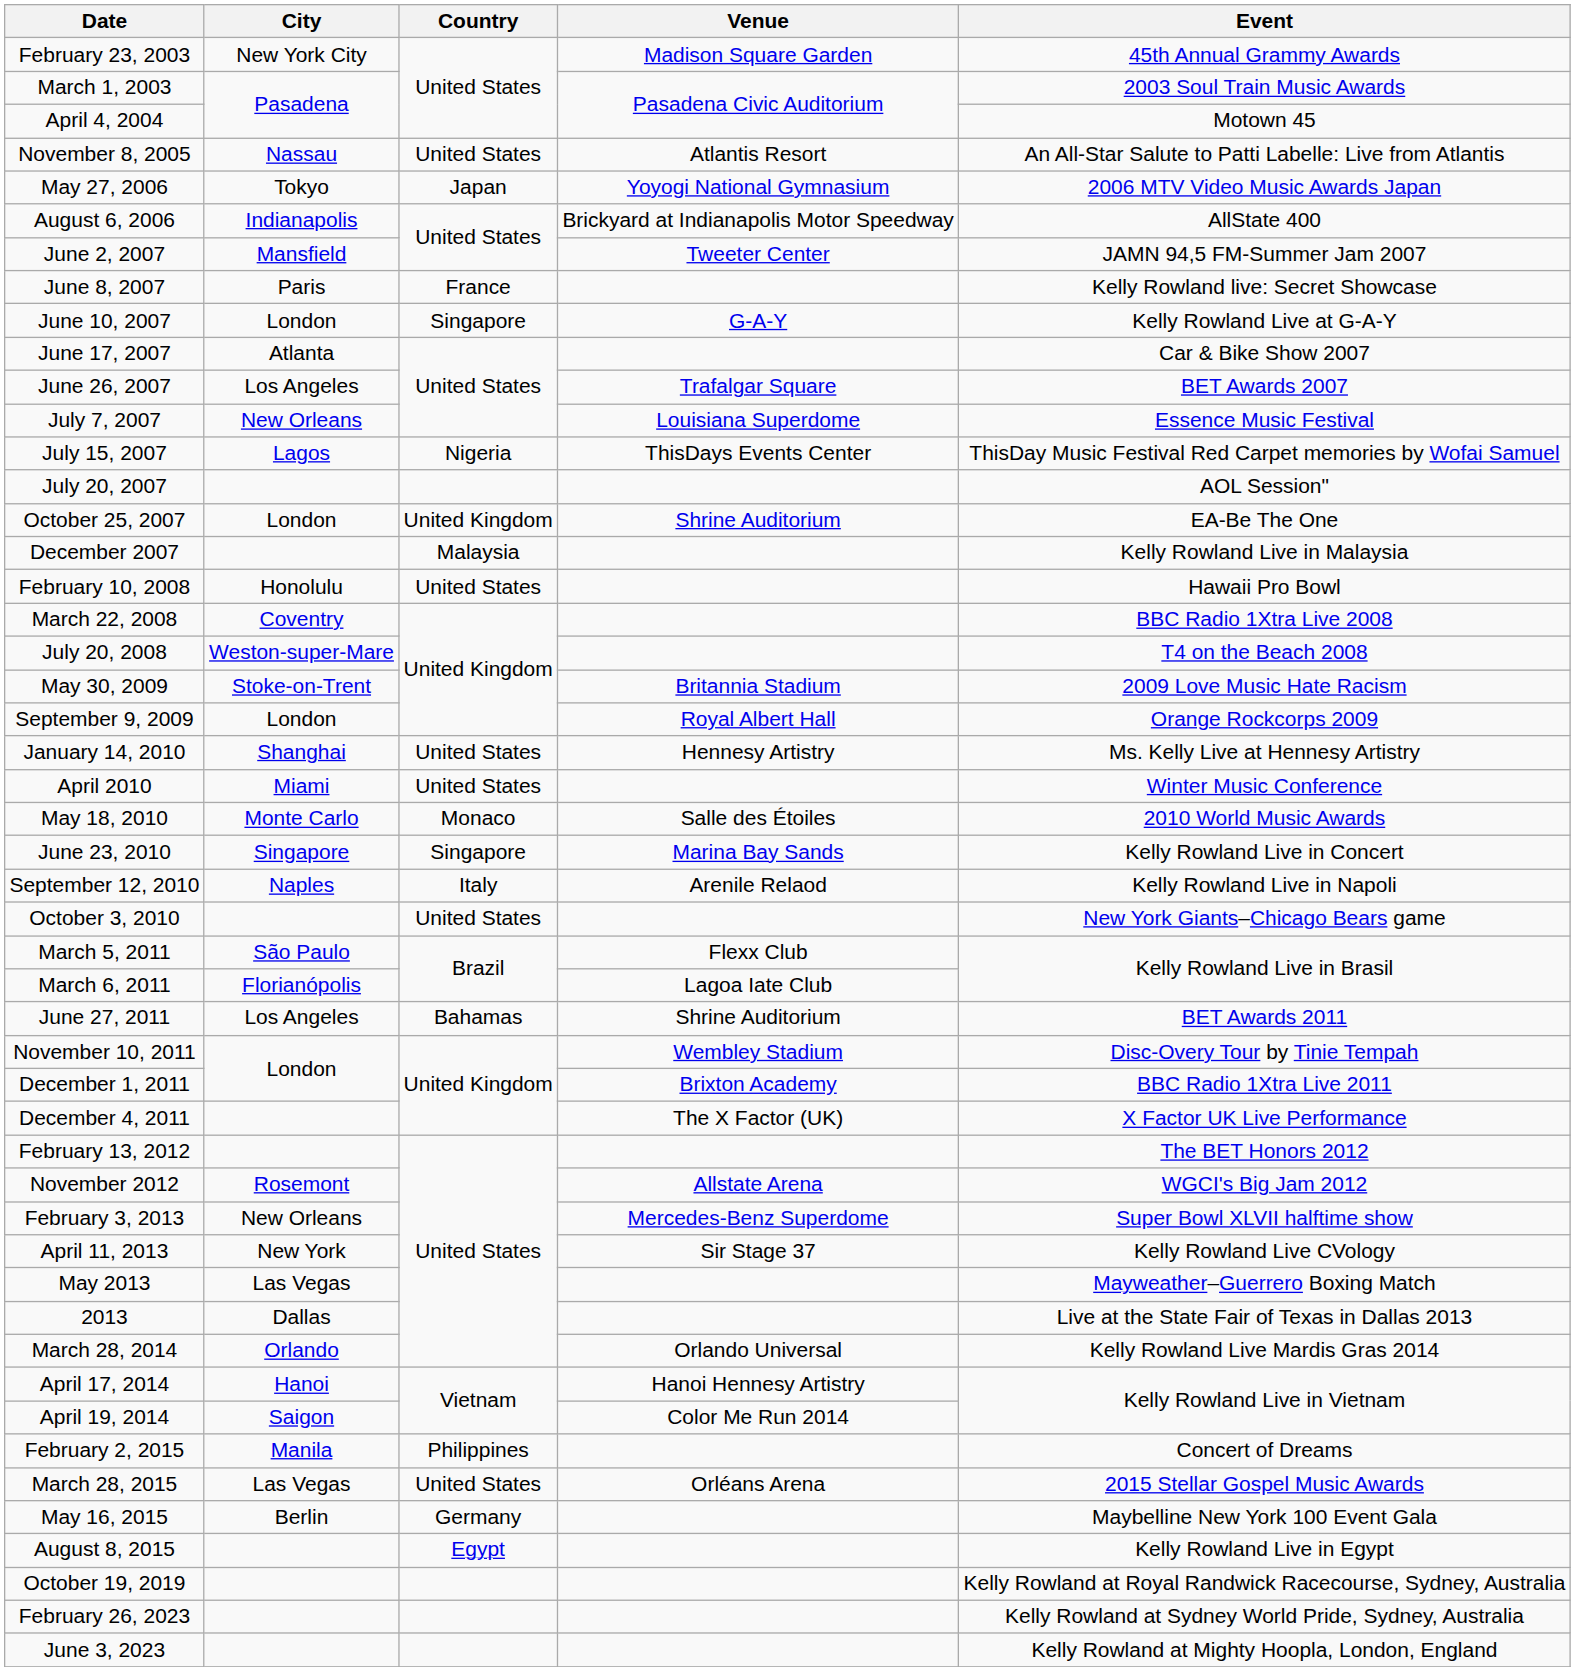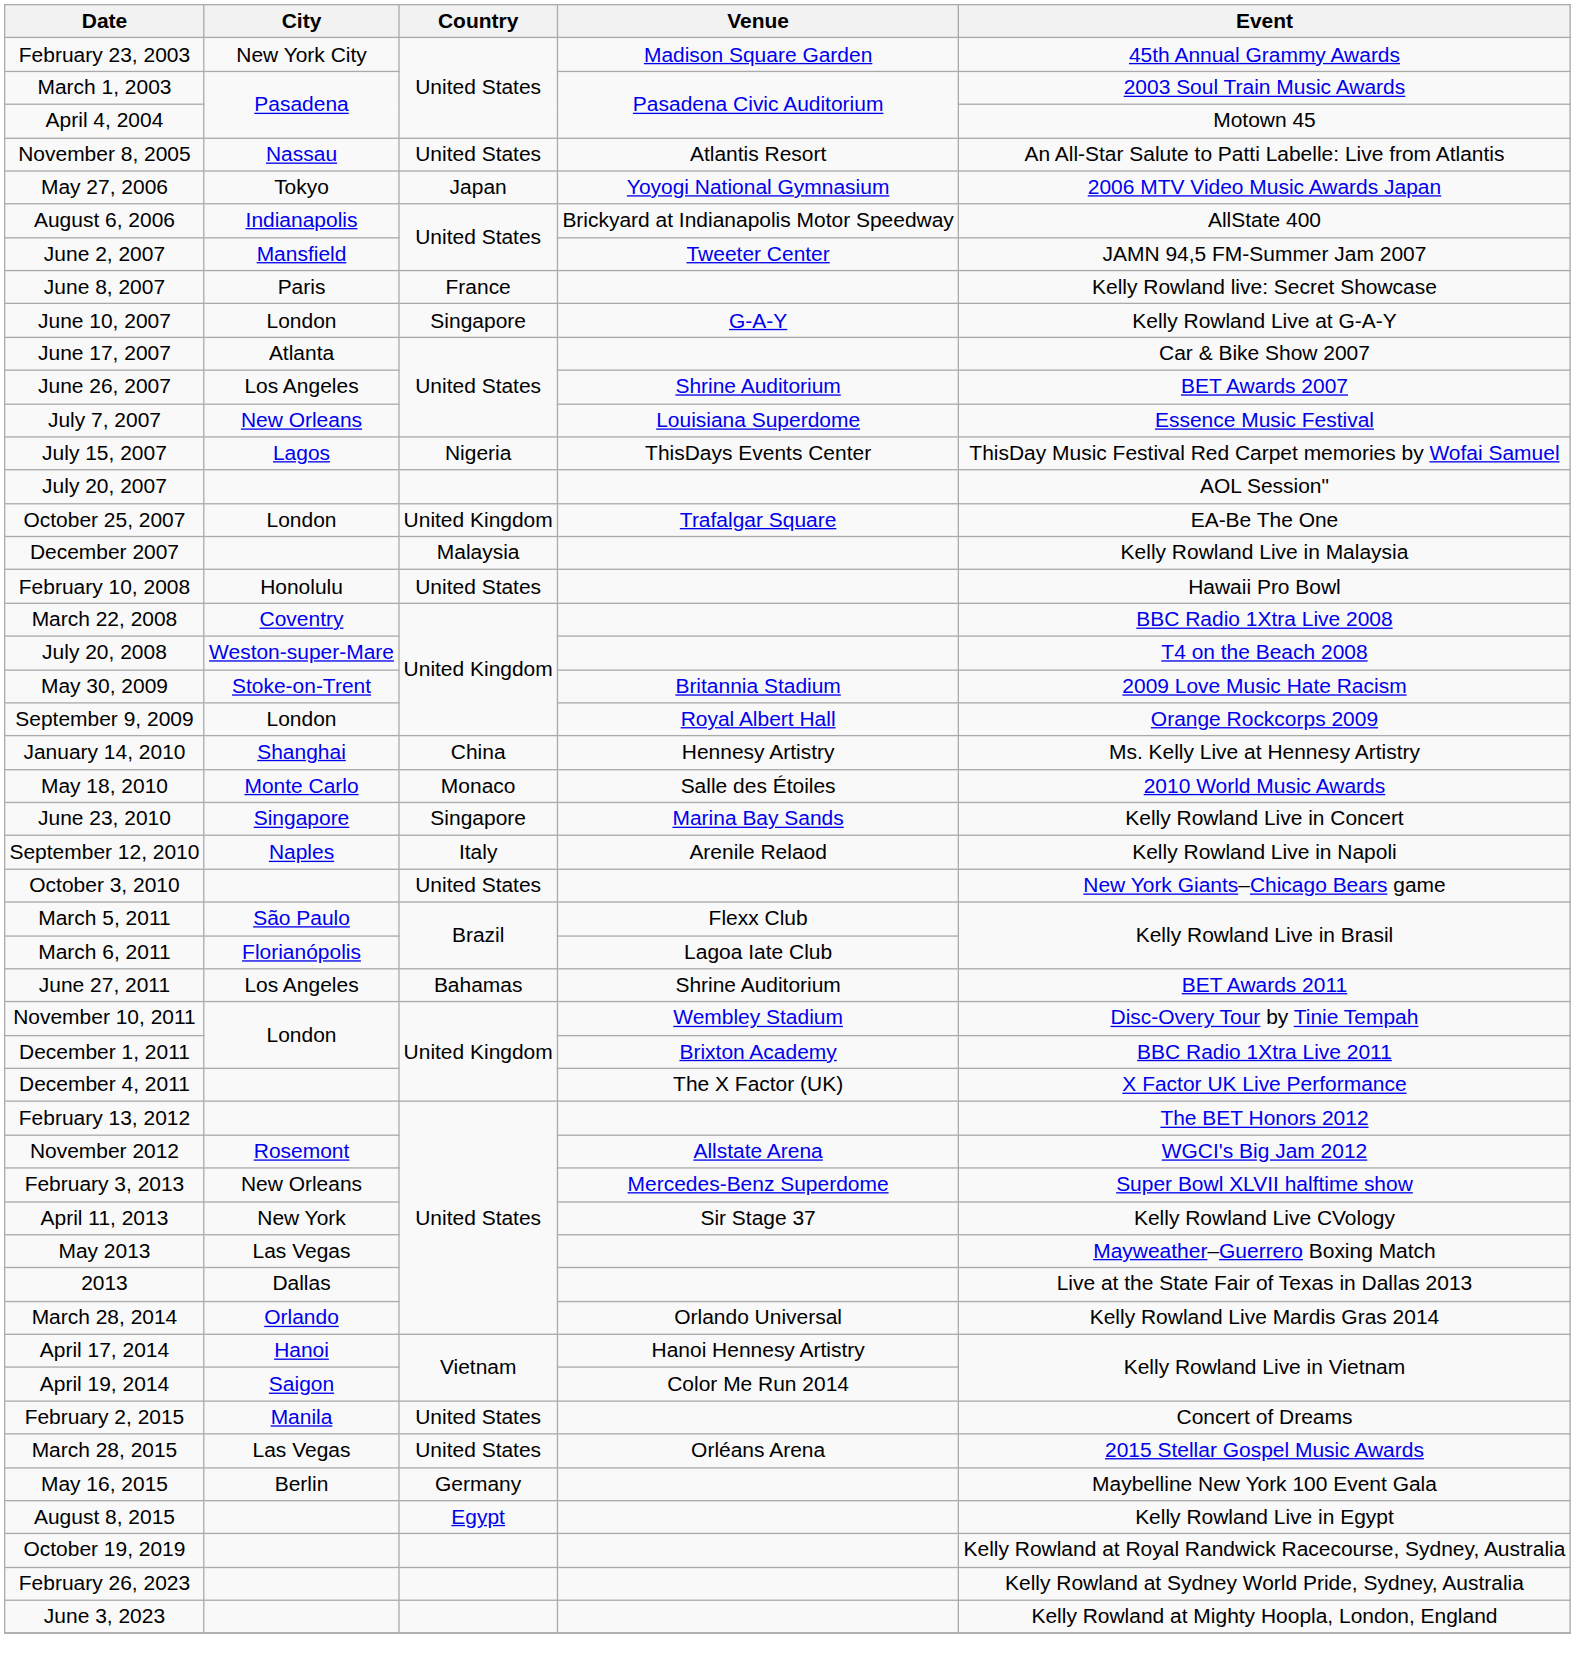(758, 386) Trafalgar Square -> (758, 386) Shrine Auditorium
(758, 519) Shrine Auditorium -> (758, 519) Trafalgar Square
(478, 752) United States -> (478, 752) China
- row: (104, 785)
(478, 1450) Philippines -> (478, 1417) United States
